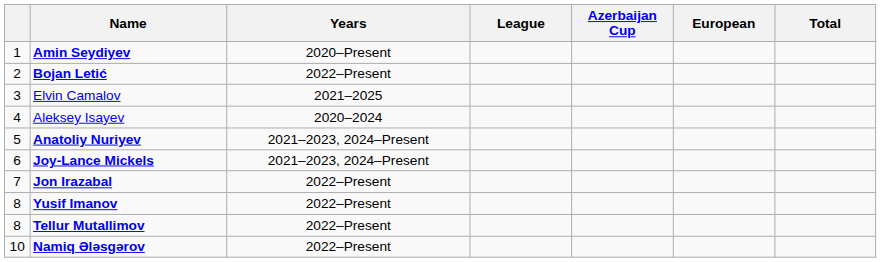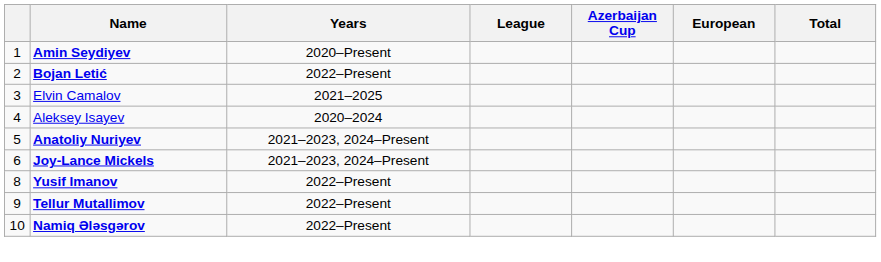- row: (73, 182)
(17, 225) 8 -> (17, 204) 9
